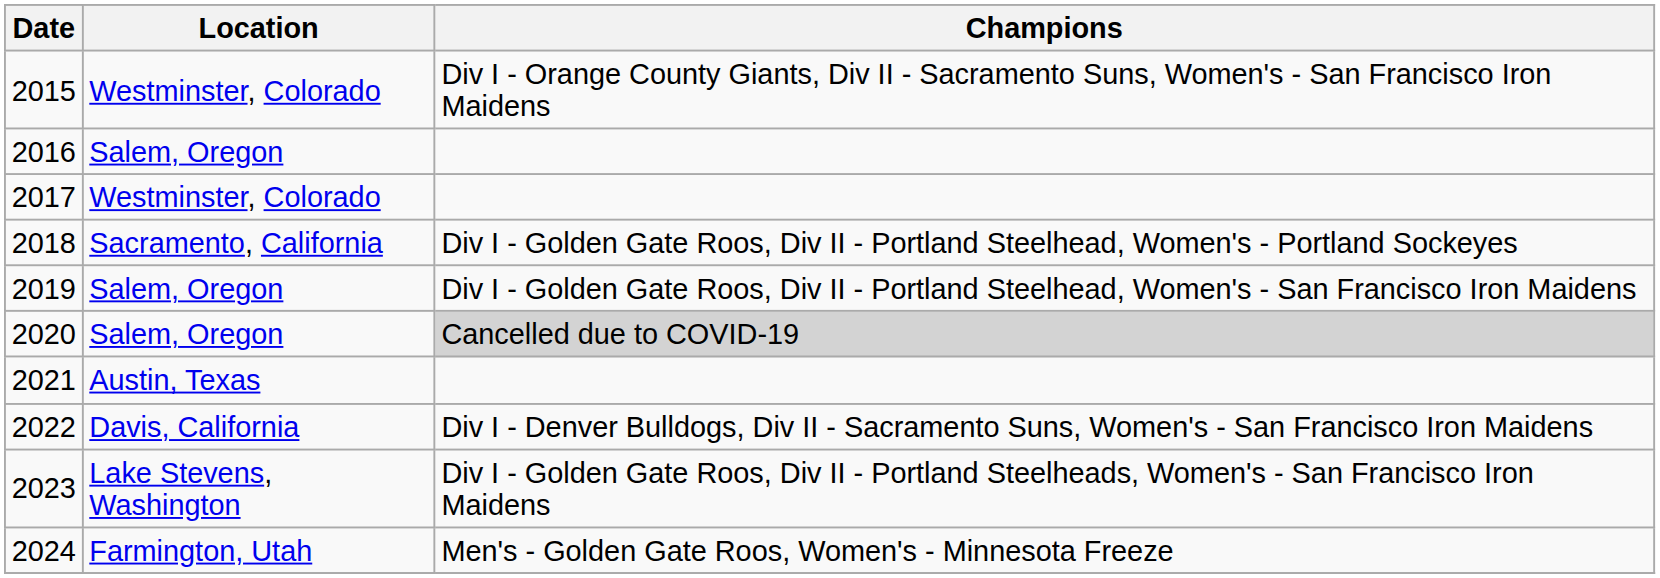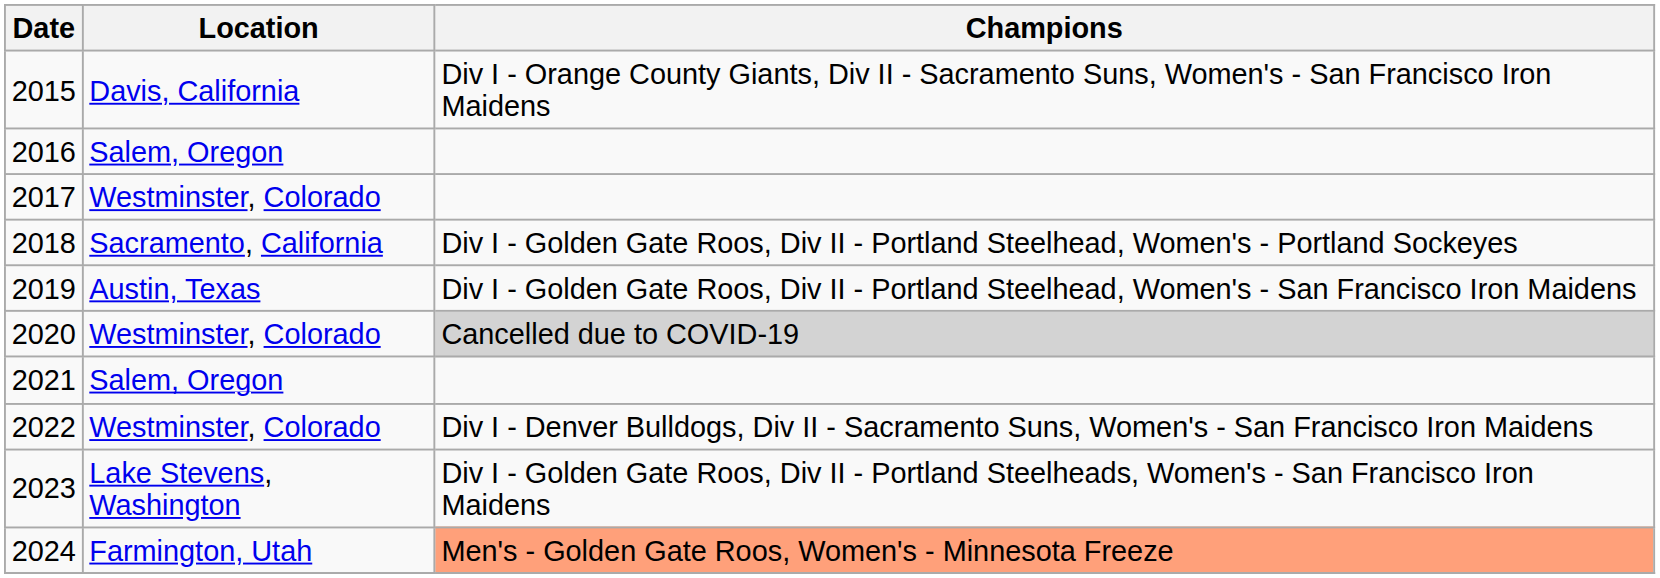(235, 90) Westminster, Colorado -> (194, 90) Davis, California
(186, 289) Salem, Oregon -> (175, 289) Austin, Texas
(186, 335) Salem, Oregon -> (235, 335) Westminster, Colorado
(175, 380) Austin, Texas -> (186, 380) Salem, Oregon
(194, 426) Davis, California -> (235, 426) Westminster, Colorado
(808, 550) no background -> (808, 550) lightsalmon background
